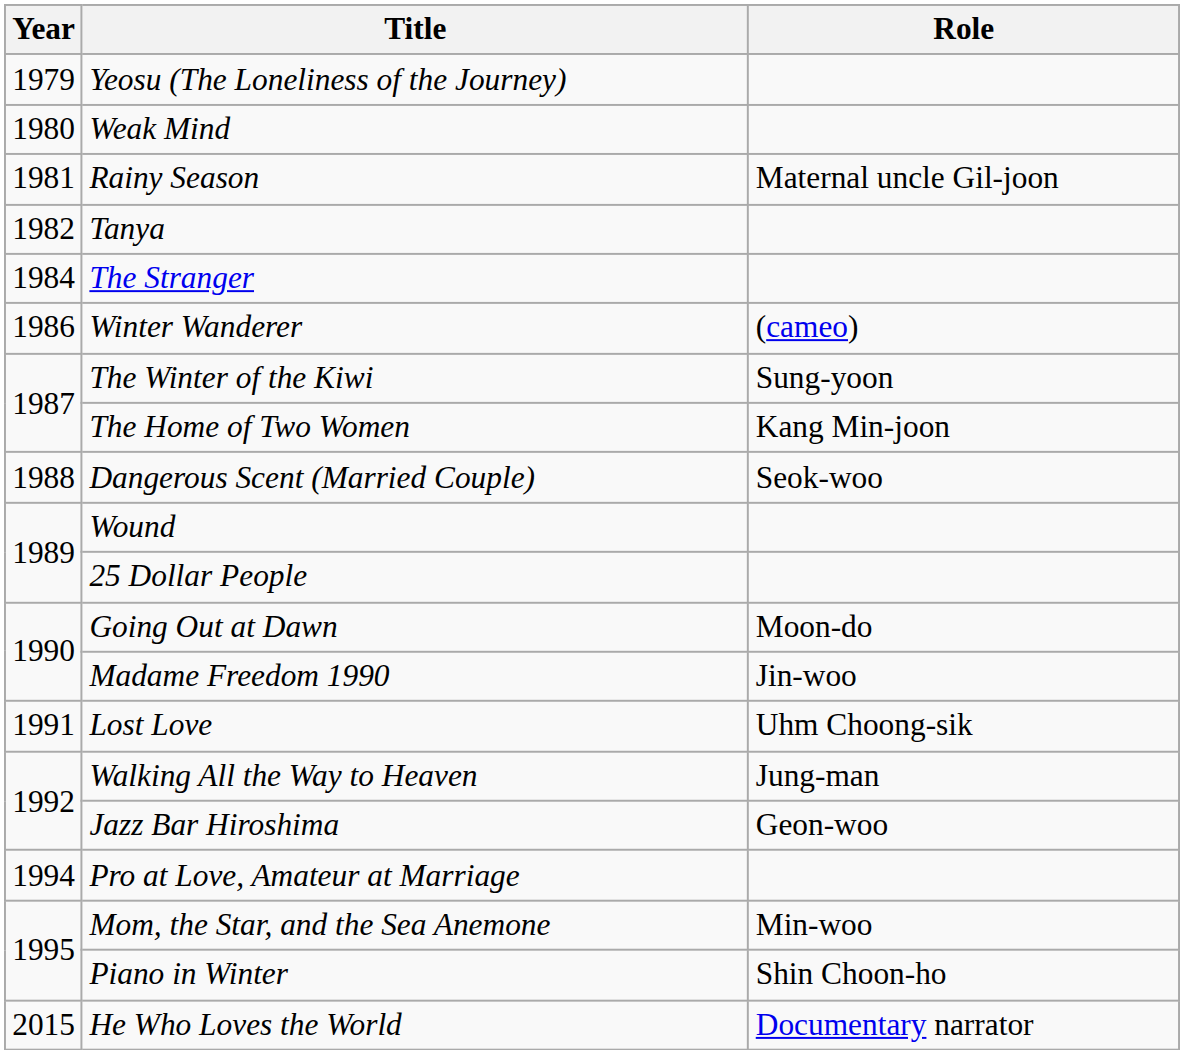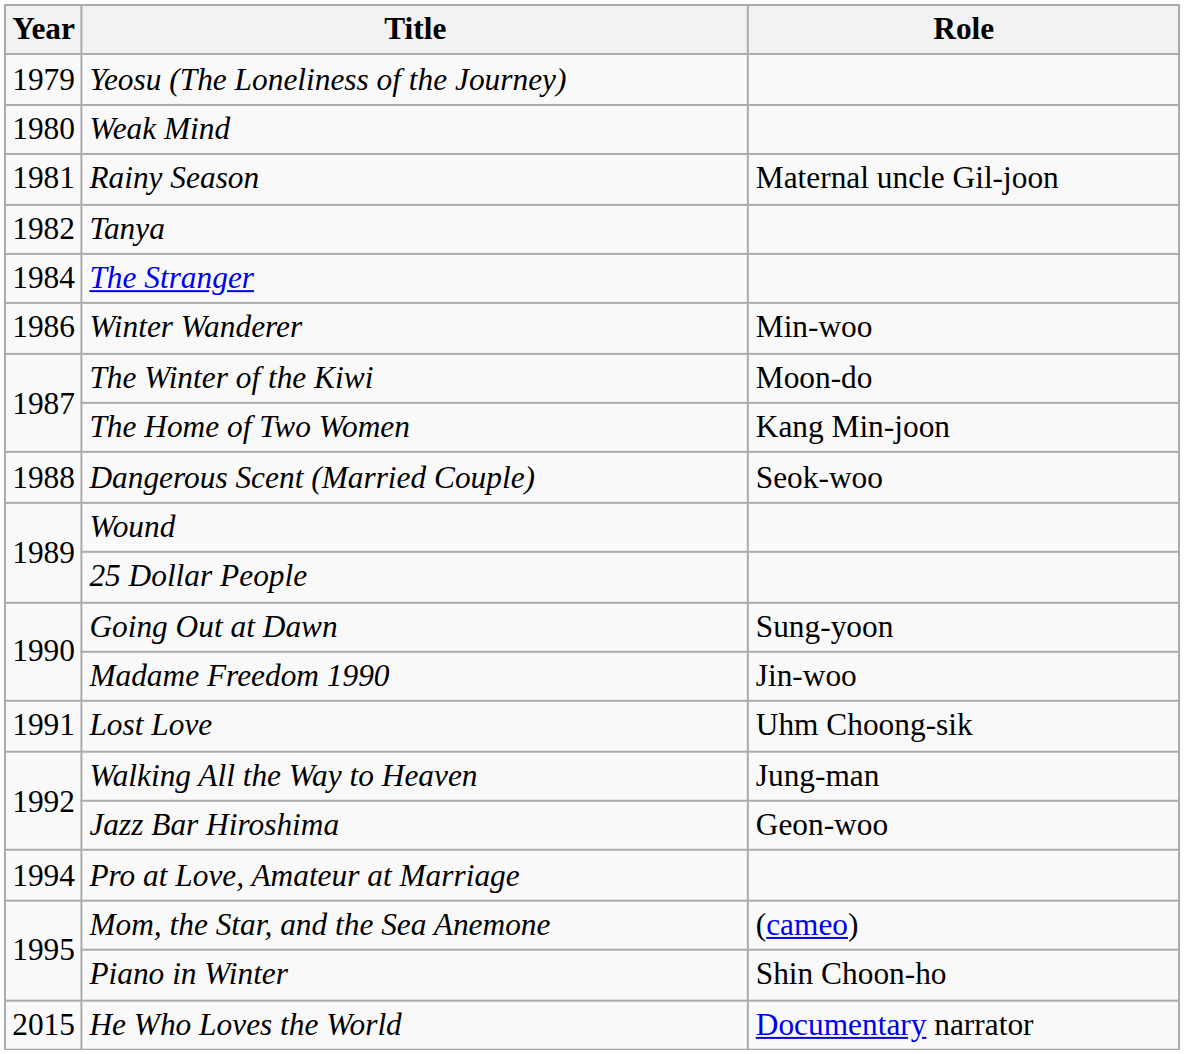(807, 327) (cameo) -> (814, 327) Min-woo
(825, 377) Sung-yoon -> (814, 377) Moon-do
(814, 626) Moon-do -> (825, 626) Sung-yoon
(814, 924) Min-woo -> (807, 924) (cameo)
